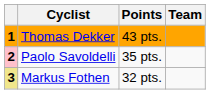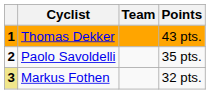columns swapped: (185, 15) <-> (142, 15)
(11, 57) pink background -> (11, 57) no background
